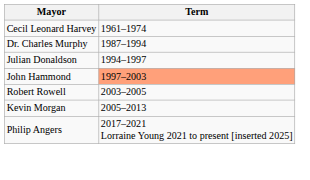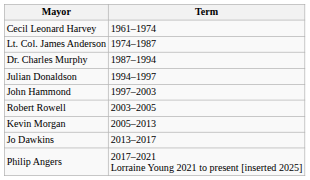+ row: (56, 44)
(124, 76) lightsalmon background -> (133, 92) no background
+ row: (30, 140)
